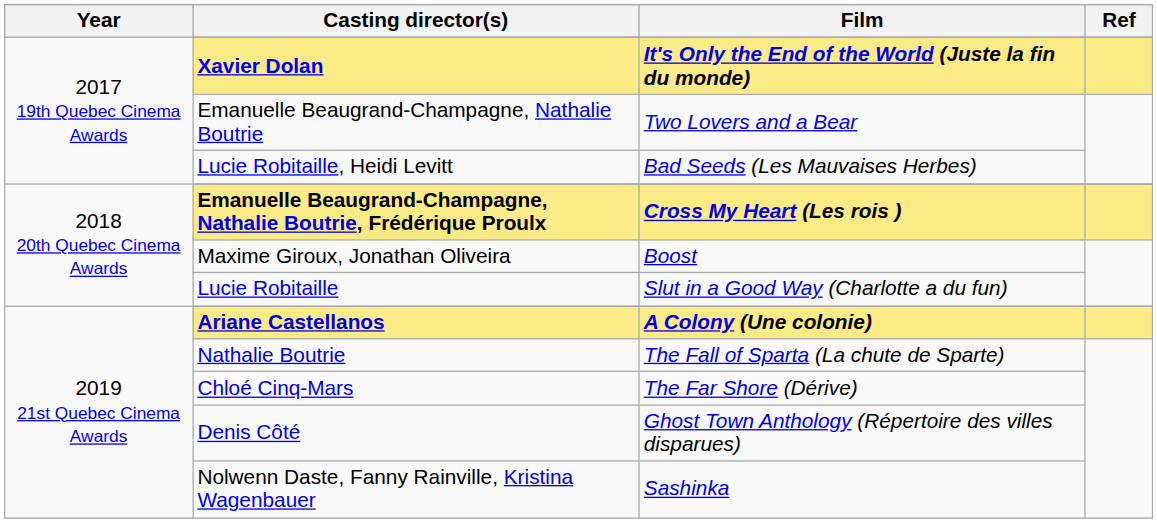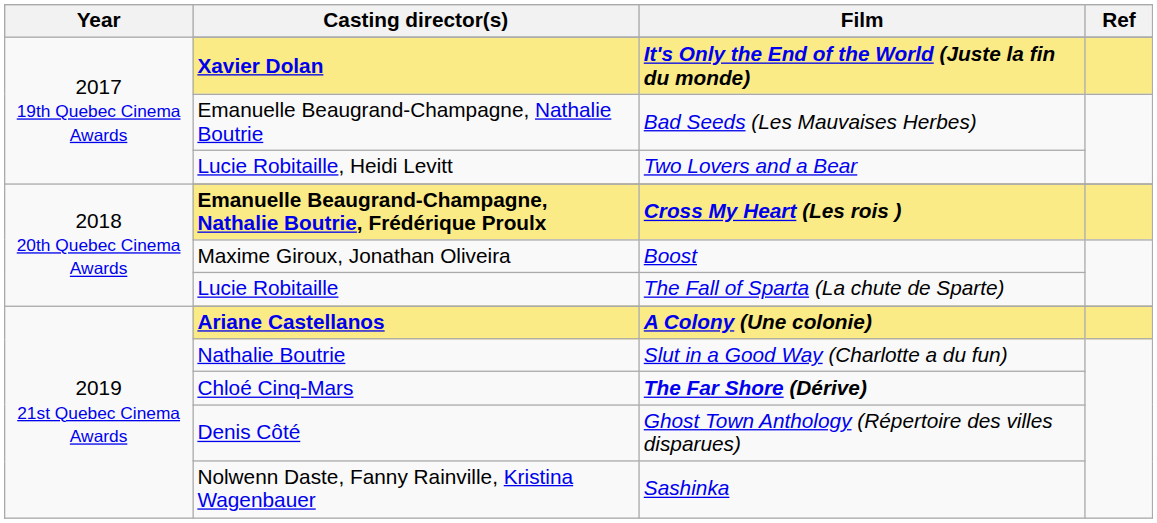(751, 122) Two Lovers and a Bear -> (810, 122) Bad Seeds (Les Mauvaises Herbes)
(810, 166) Bad Seeds (Les Mauvaises Herbes) -> (751, 166) Two Lovers and a Bear
(826, 289) Slut in a Good Way (Charlotte a du fun) -> (824, 289) The Fall of Sparta (La chute de Sparte)
(824, 355) The Fall of Sparta (La chute de Sparte) -> (826, 355) Slut in a Good Way (Charlotte a du fun)
(751, 388) normal -> (755, 388) bold
